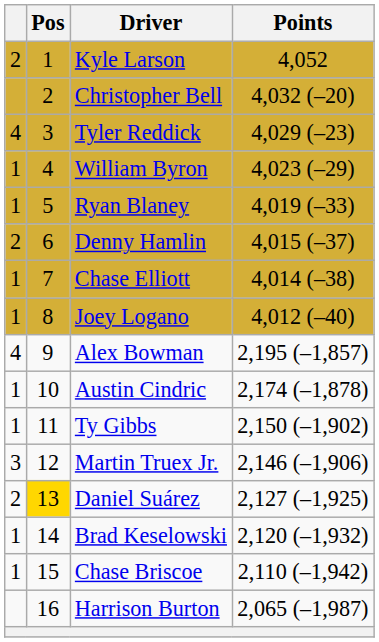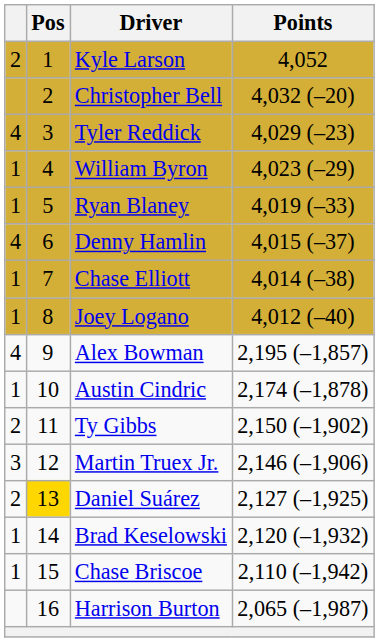(15, 242) 2 -> (15, 242) 4
(15, 425) 1 -> (15, 425) 2
